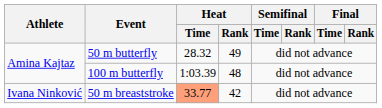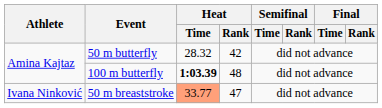(235, 53) 49 -> (236, 53) 42
(198, 73) normal -> (198, 73) bold
(235, 93) 42 -> (236, 93) 47
